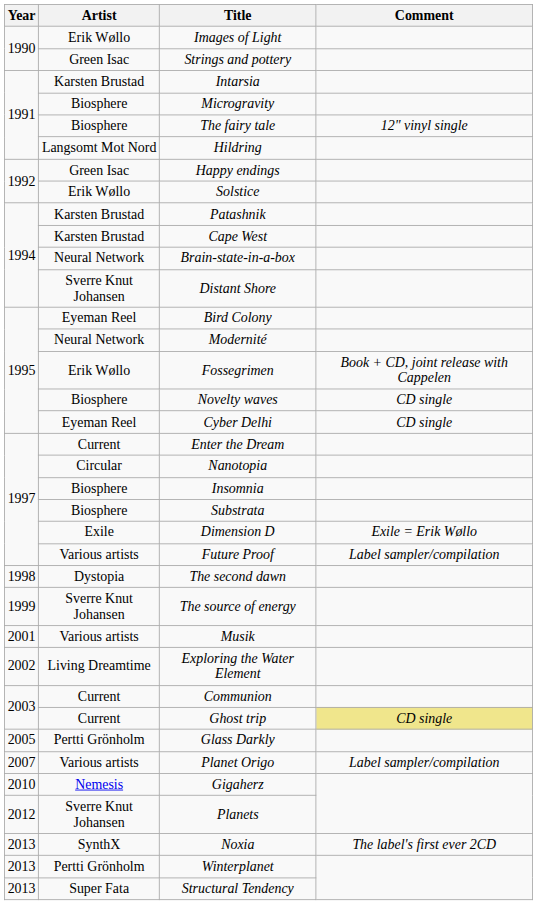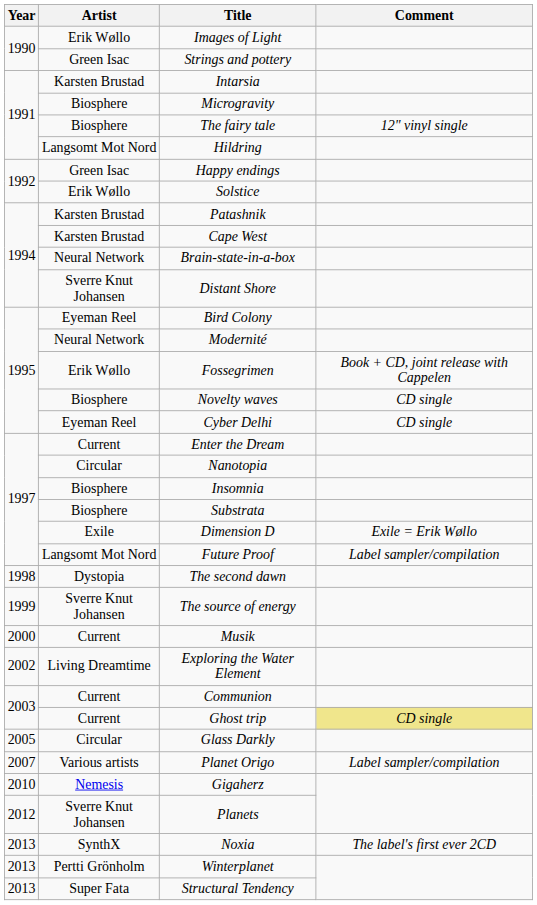(99, 554) Various artists -> (99, 554) Langsomt Mot Nord
(22, 636) 2001 -> (22, 636) 2000
(99, 636) Various artists -> (99, 636) Current
(99, 740) Pertti Grönholm -> (99, 740) Circular
